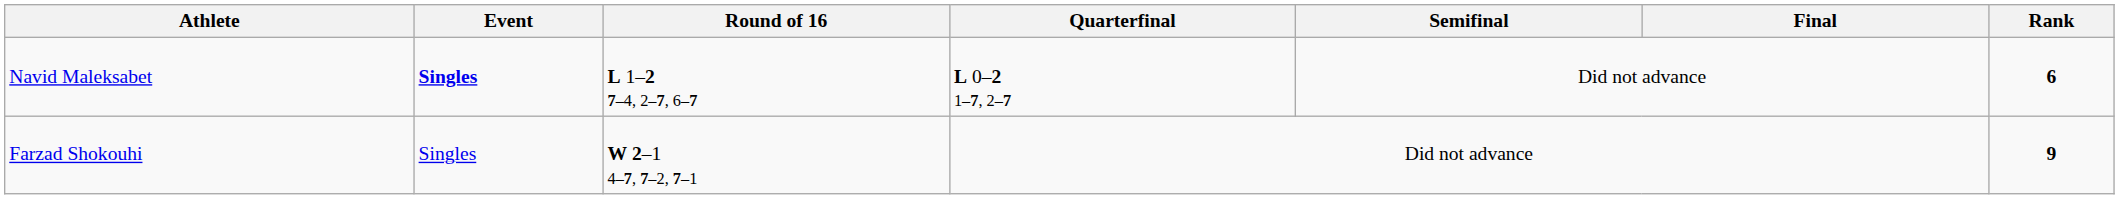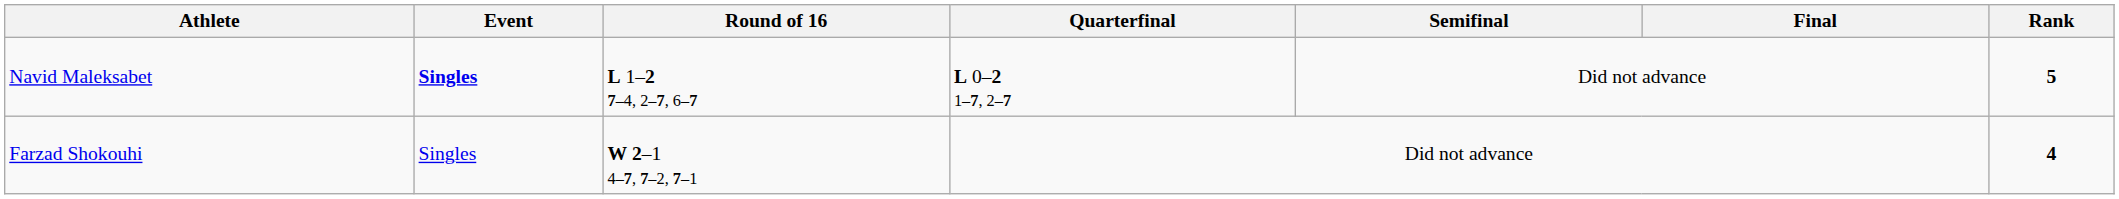(2051, 76) 6 -> (2051, 76) 5
(2051, 155) 9 -> (2051, 155) 4
